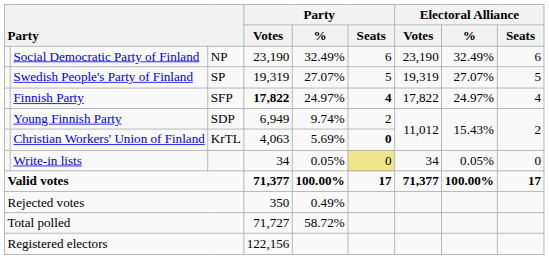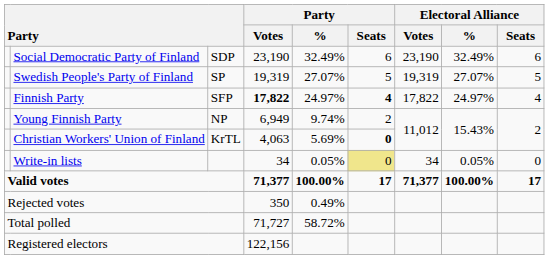(219, 56) NP -> (223, 56) SDP
(223, 118) SDP -> (219, 118) NP
